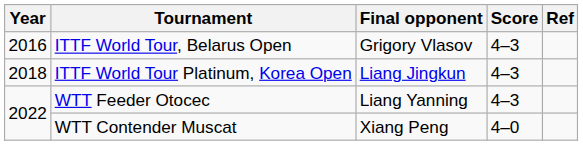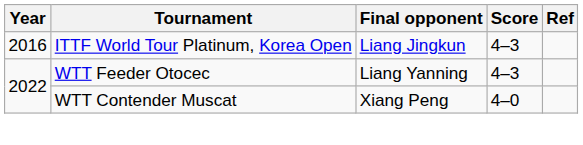- row: (173, 46)
(28, 73) 2018 -> (28, 46) 2016
